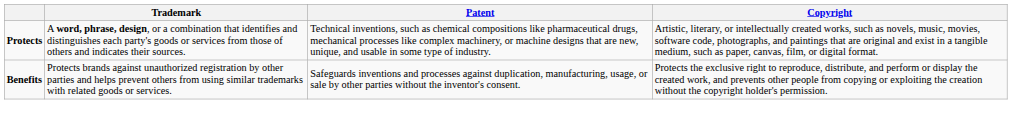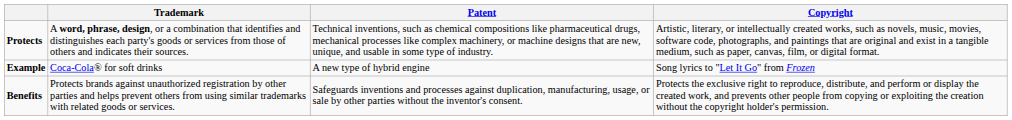+ row: (26, 68)
